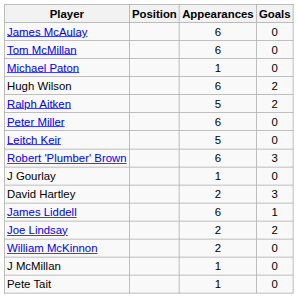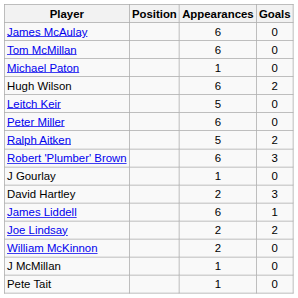rows swapped: (34, 140) <-> (39, 104)
